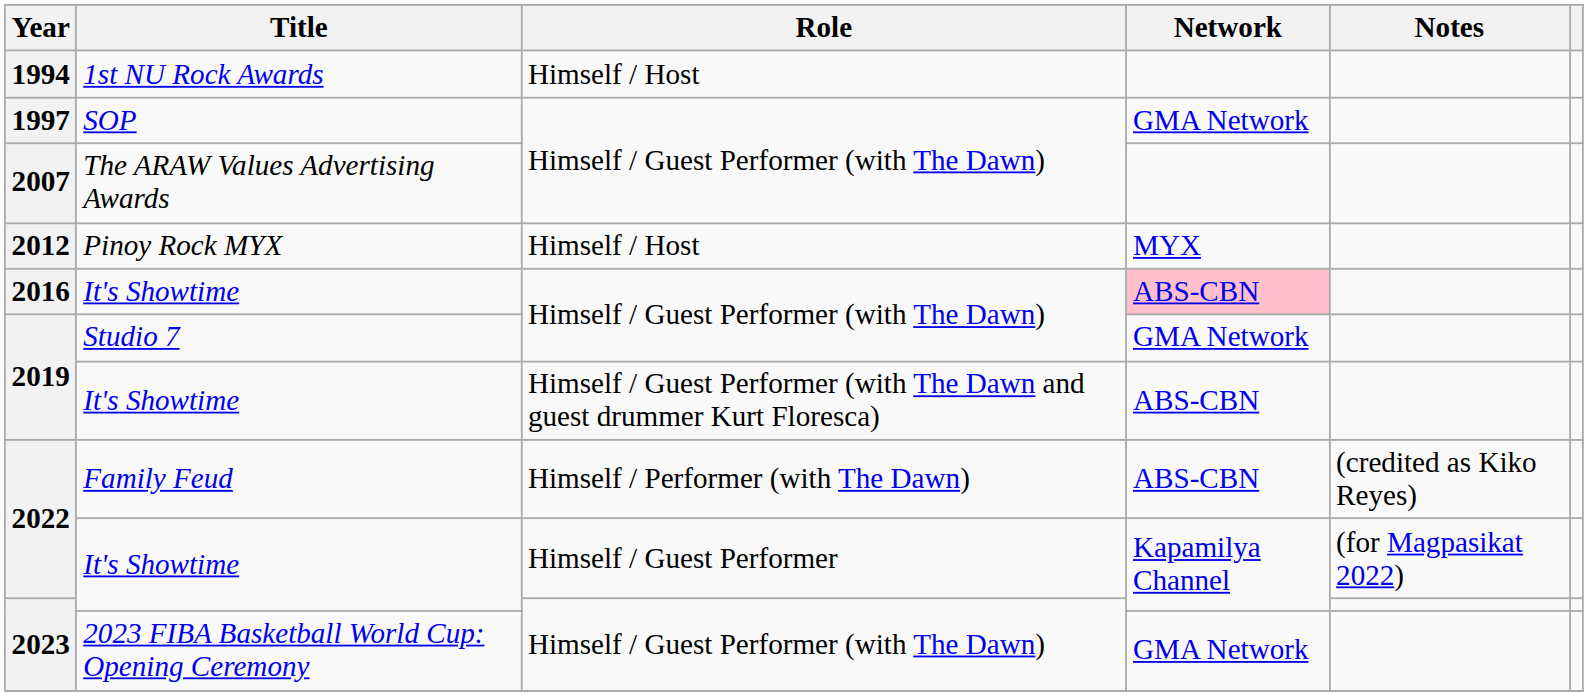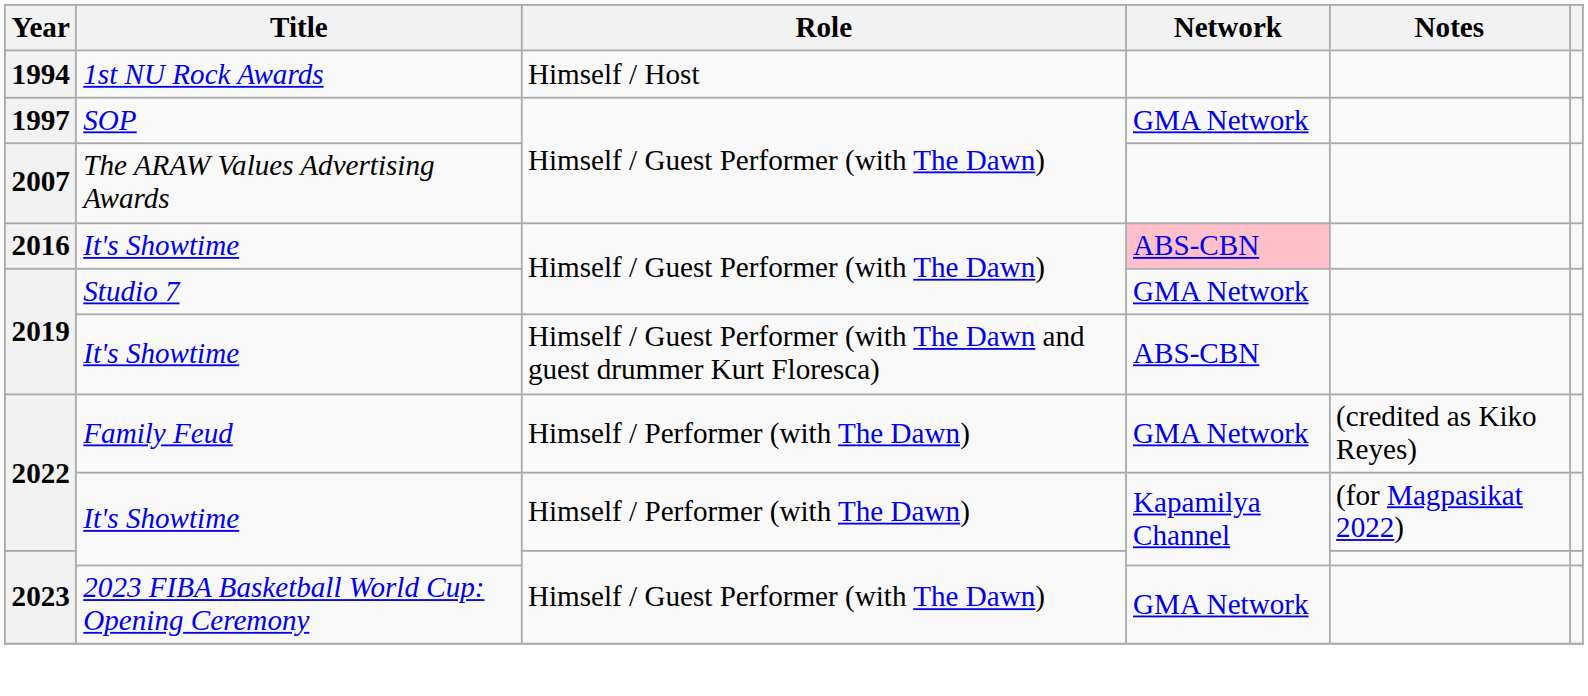- row: (41, 245)
(1196, 478) ABS-CBN -> (1221, 432) GMA Network
(683, 557) Himself / Guest Performer -> (749, 511) Himself / Performer (with The Dawn)
